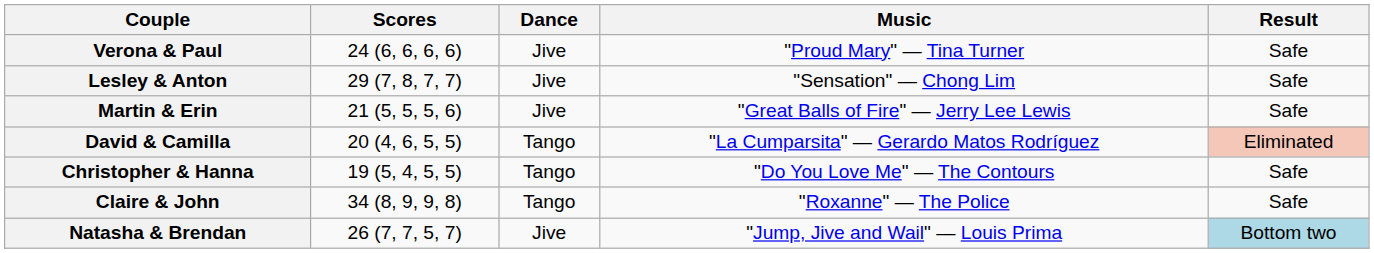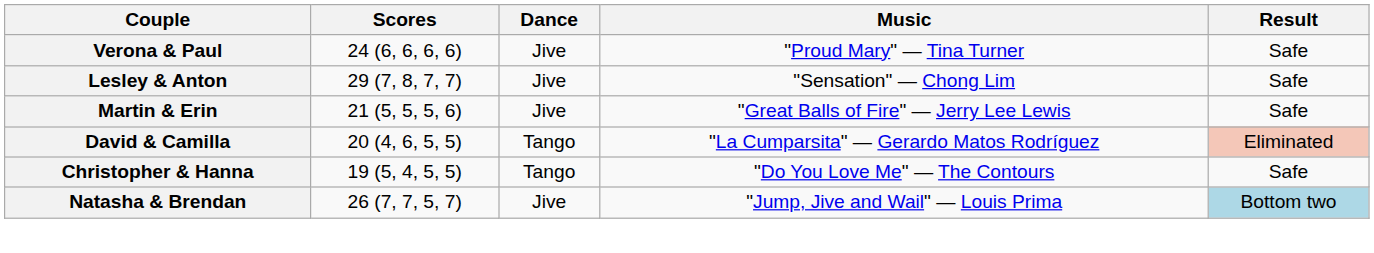- row: (158, 202)
